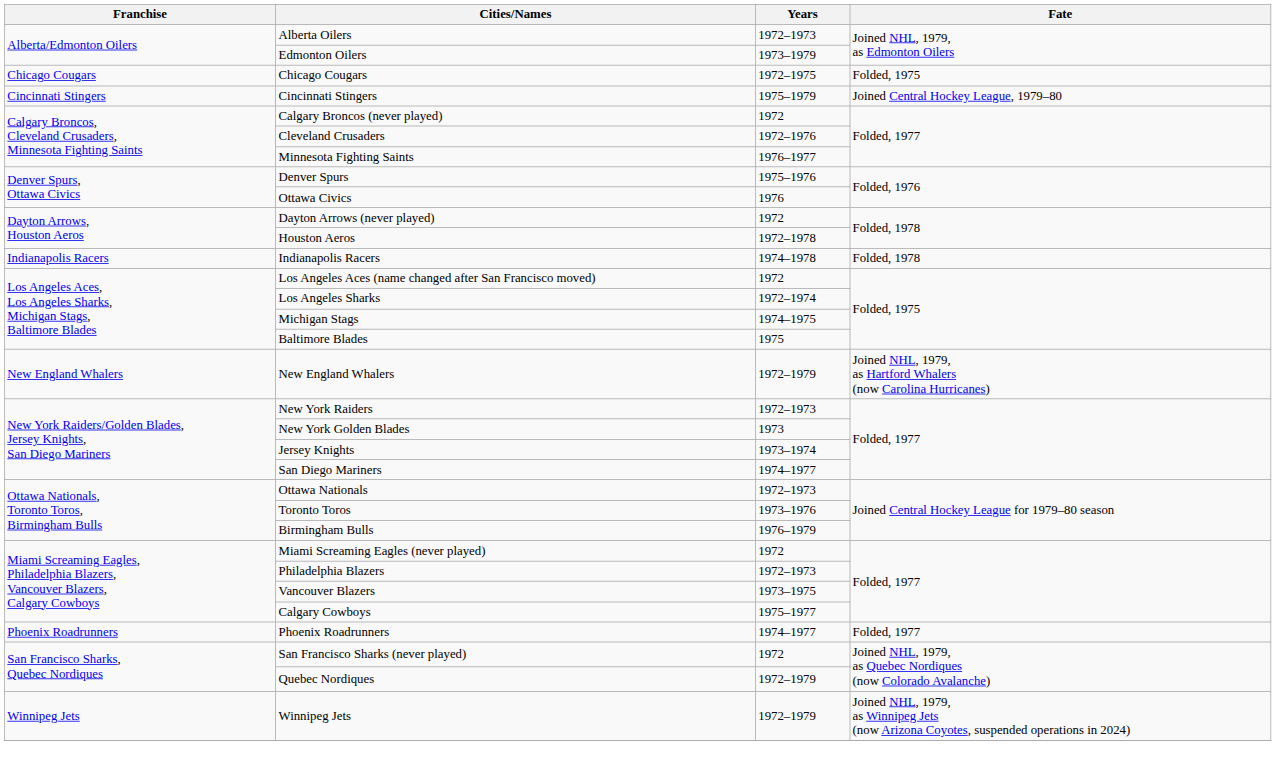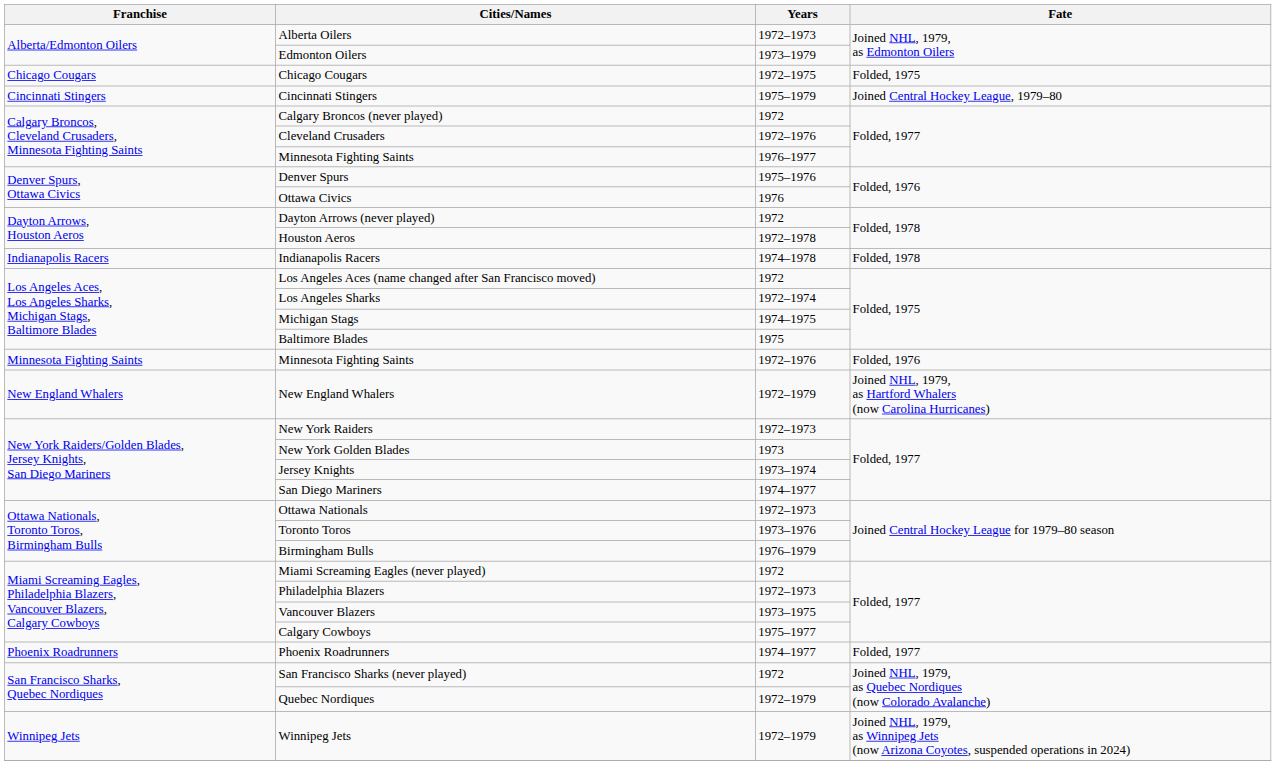+ row: (346, 359)
